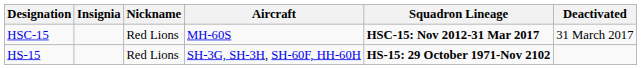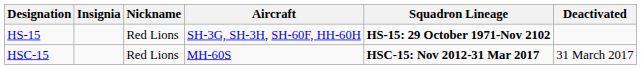rows swapped: (24, 54) <-> (28, 34)
